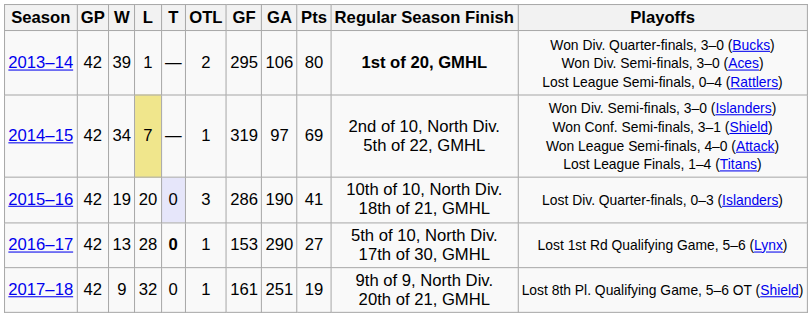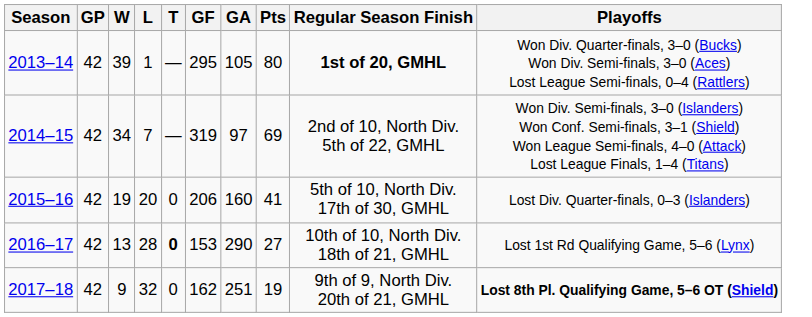- column: (206, 17)
(279, 62) 106 -> (239, 62) 105
(148, 135) khaki background -> (148, 135) no background
(173, 199) lavender background -> (173, 199) no background
(244, 199) 286 -> (203, 199) 206
(279, 199) 190 -> (239, 199) 160
(424, 199) 10th of 10, North Div. 18th of 21, GMHL -> (383, 199) 5th of 10, North Div. 17th of 30, GMHL
(424, 244) 5th of 10, North Div. 17th of 30, GMHL -> (383, 244) 10th of 10, North Div. 18th of 21, GMHL
(244, 290) 161 -> (203, 290) 162
(663, 291) normal -> (629, 290) bold
